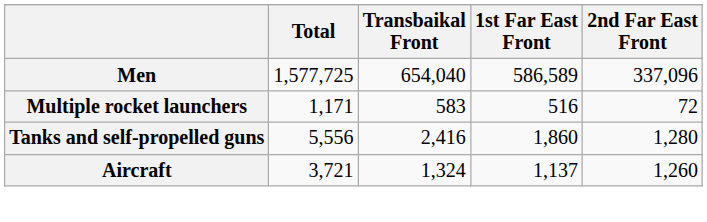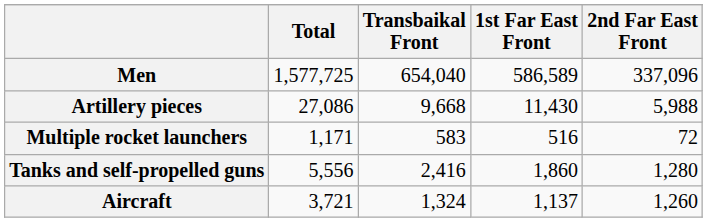+ row: (137, 106)
